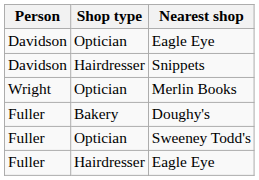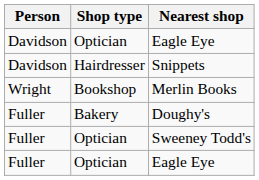(100, 89) Optician -> (105, 89) Bookshop
(109, 162) Hairdresser -> (100, 162) Optician
